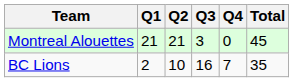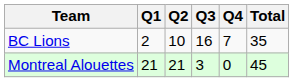rows swapped: (39, 64) <-> (71, 40)
